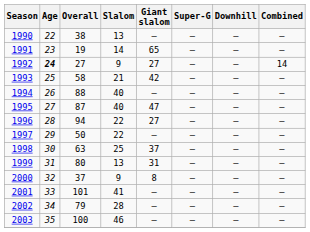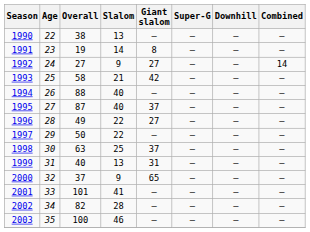(154, 50) 65 -> (154, 50) 8
(50, 64) bold -> (50, 64) normal
(154, 107) 47 -> (154, 107) 37
(80, 121) 94 -> (80, 121) 49
(80, 163) 80 -> (80, 163) 40
(154, 178) 8 -> (154, 178) 65
(80, 206) 79 -> (80, 206) 82
